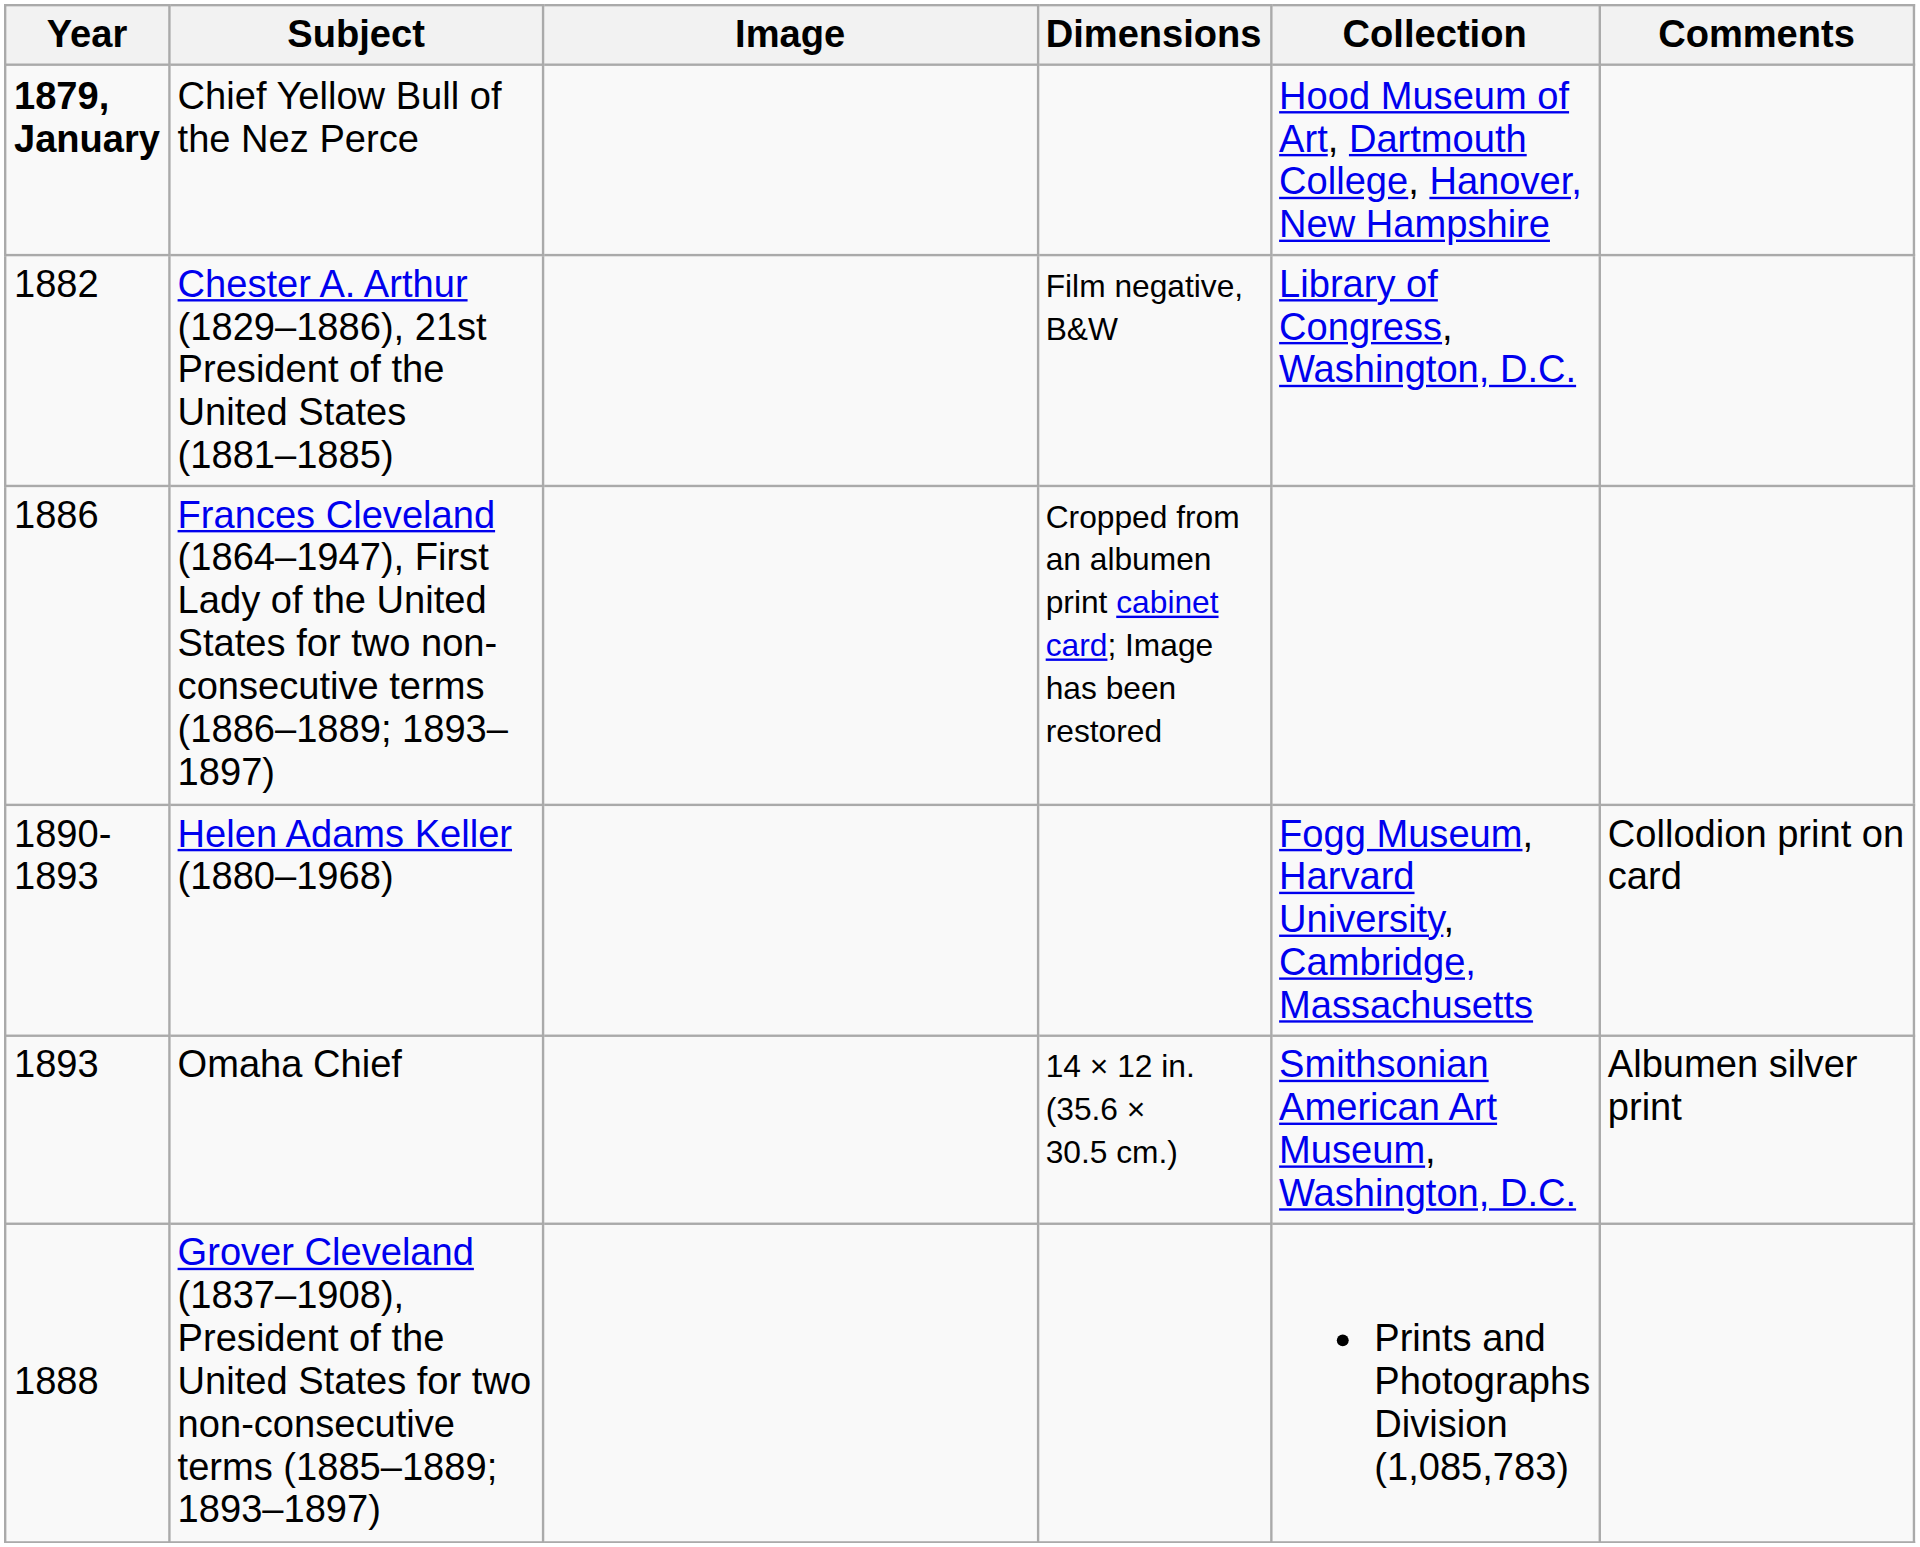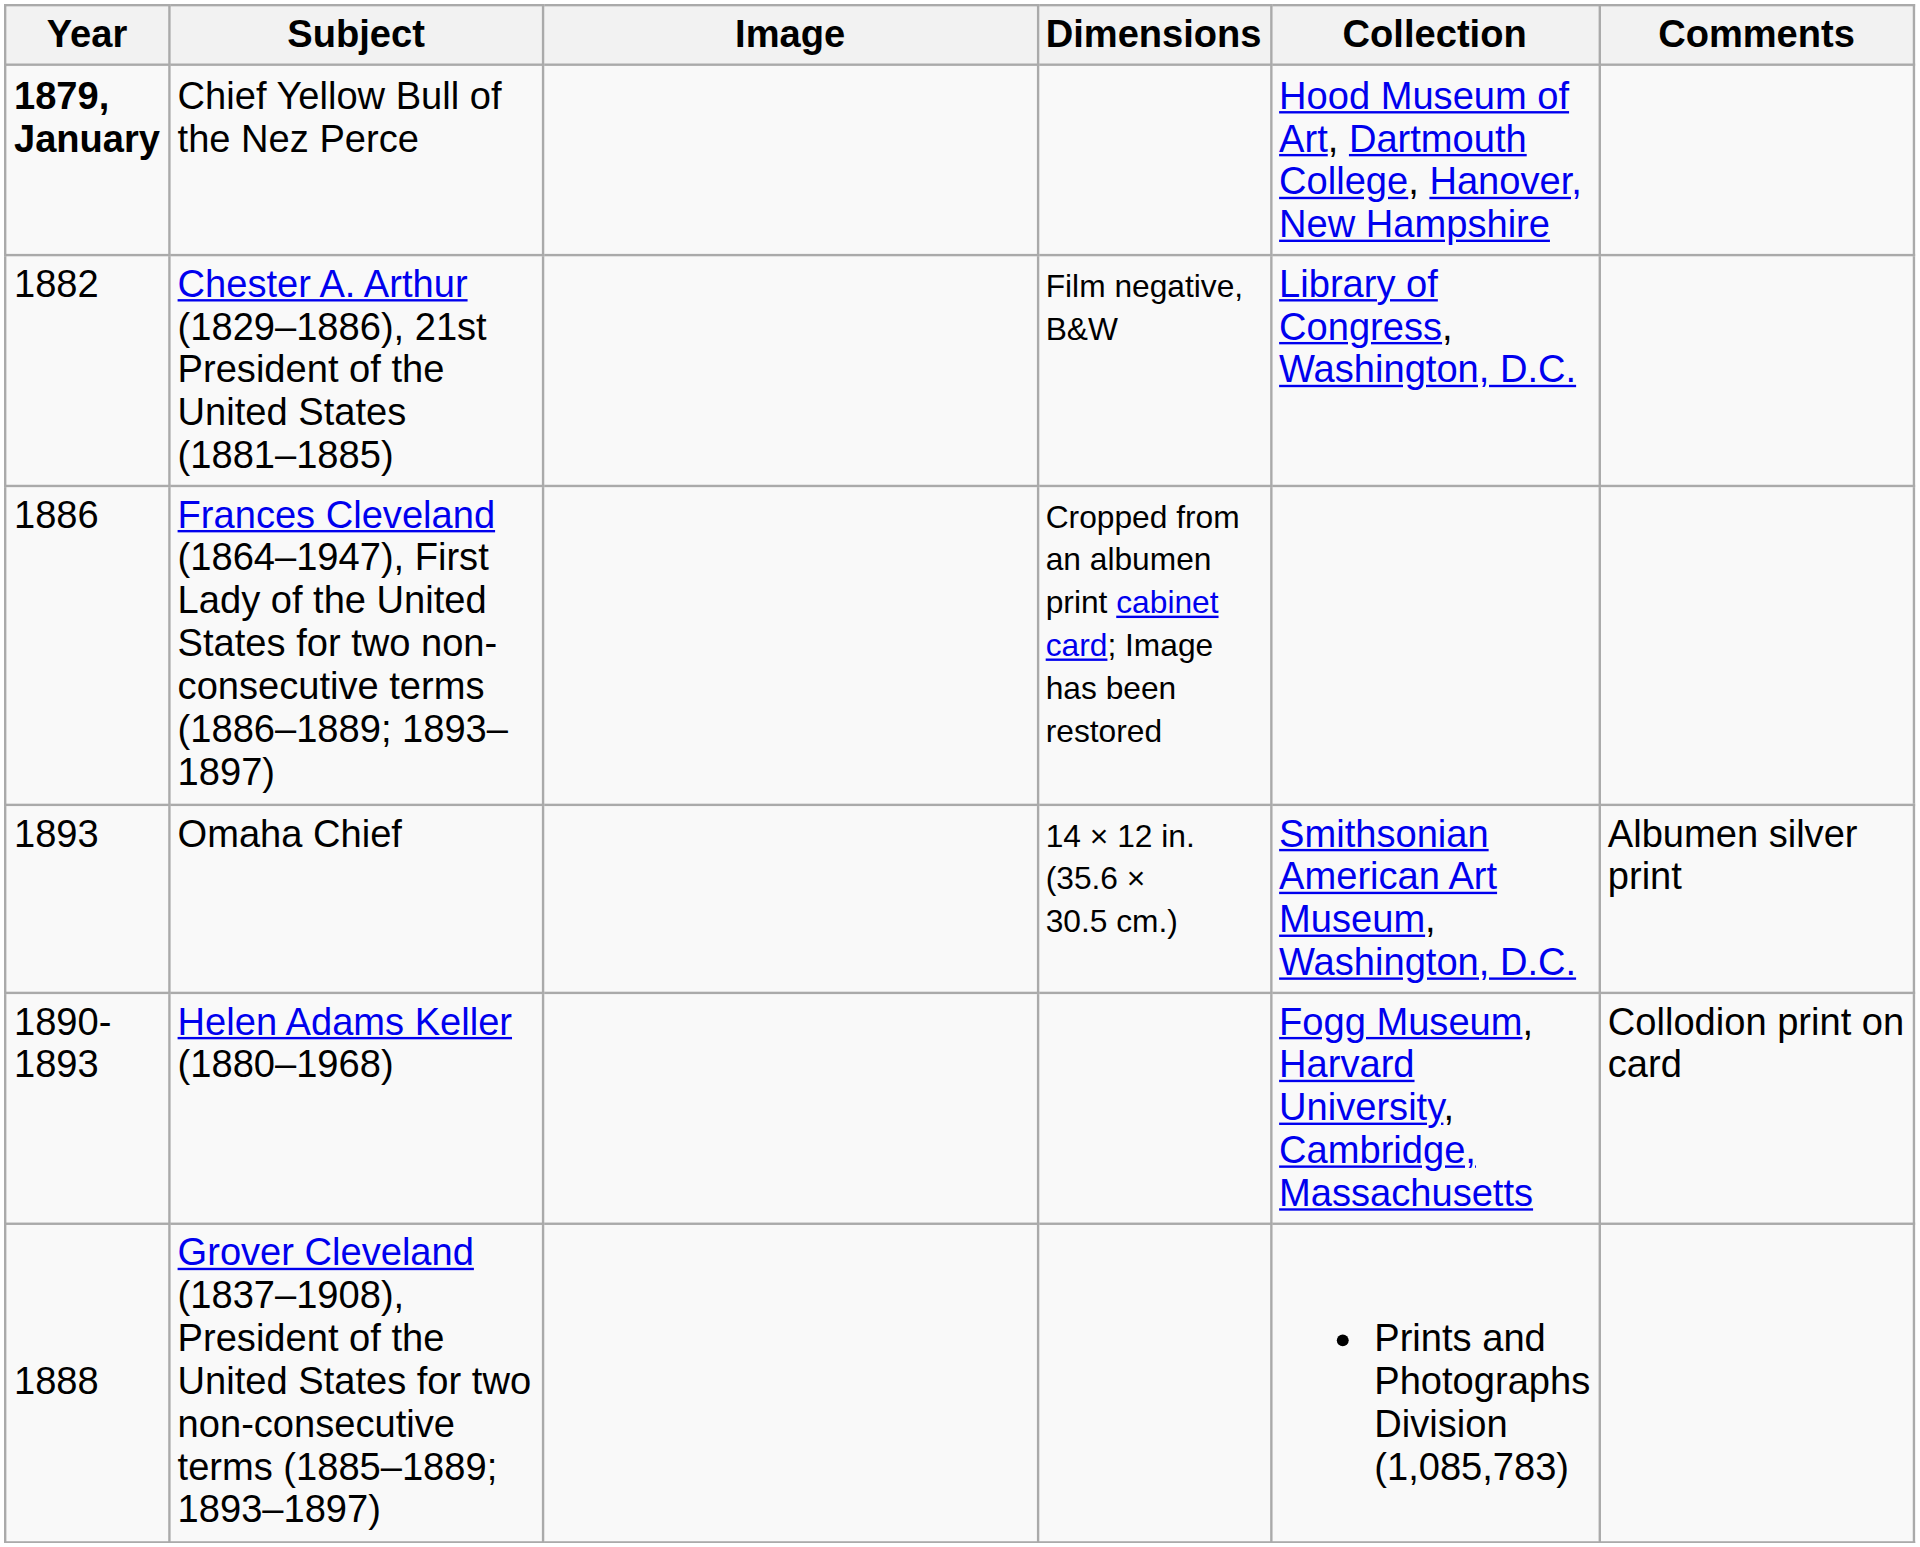rows swapped: (345, 854) <-> (290, 1064)
